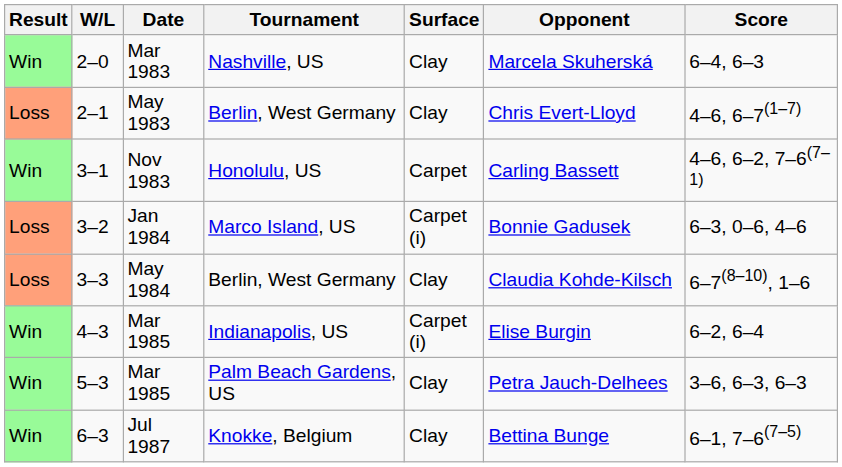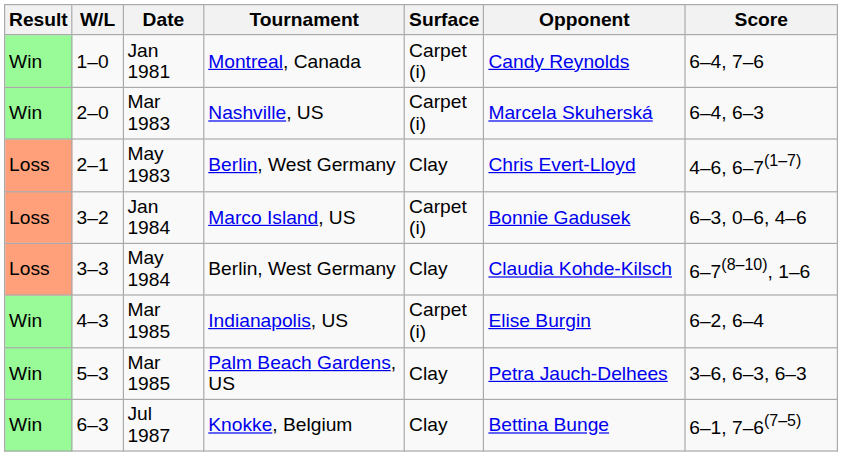+ row: (93, 60)
(428, 60) Clay -> (438, 113) Carpet (i)
- row: (93, 170)
